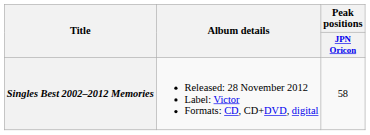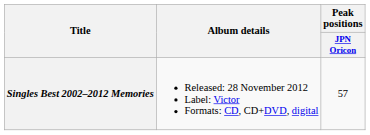(343, 93) 58 -> (343, 93) 57
